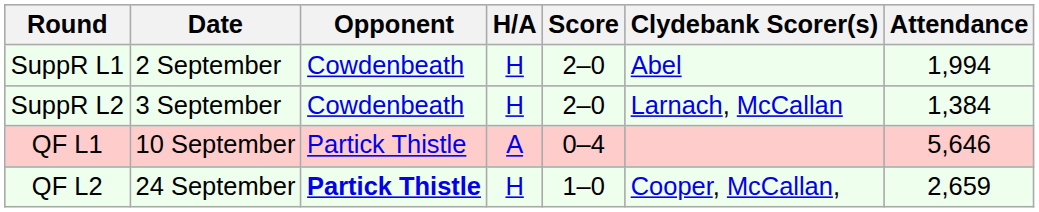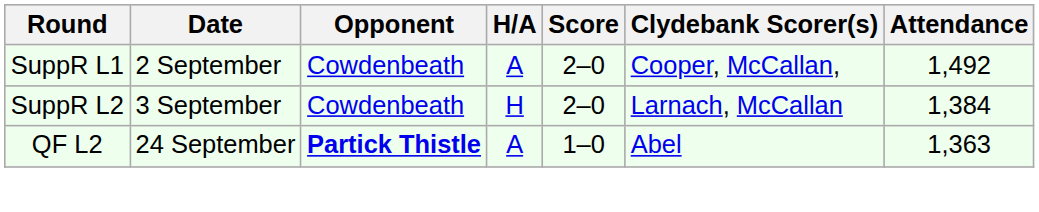(515, 65) H -> (515, 65) A
(656, 65) Abel -> (735, 65) Cooper, McCallan,
(959, 65) 1,994 -> (959, 65) 1,492
- row: (67, 145)
(515, 186) H -> (515, 145) A
(735, 186) Cooper, McCallan, -> (656, 145) Abel
(959, 186) 2,659 -> (959, 145) 1,363
